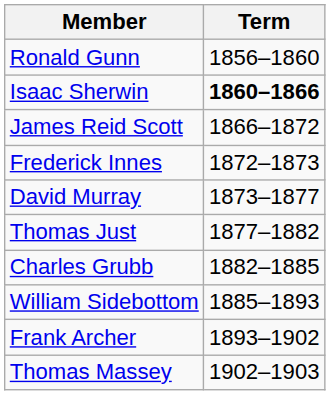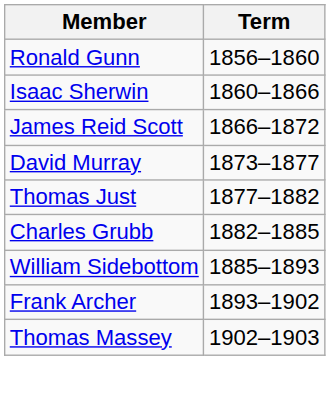(264, 92) bold -> (264, 92) normal
- row: (86, 162)
